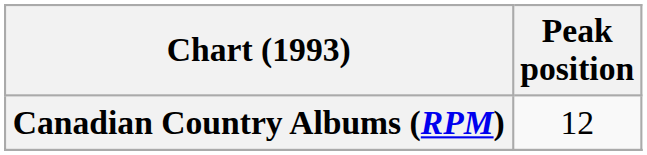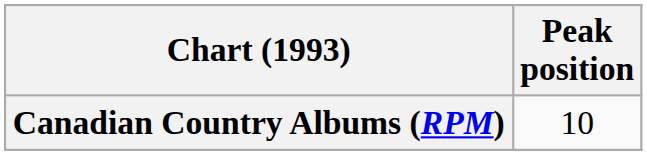(577, 122) 12 -> (577, 122) 10
